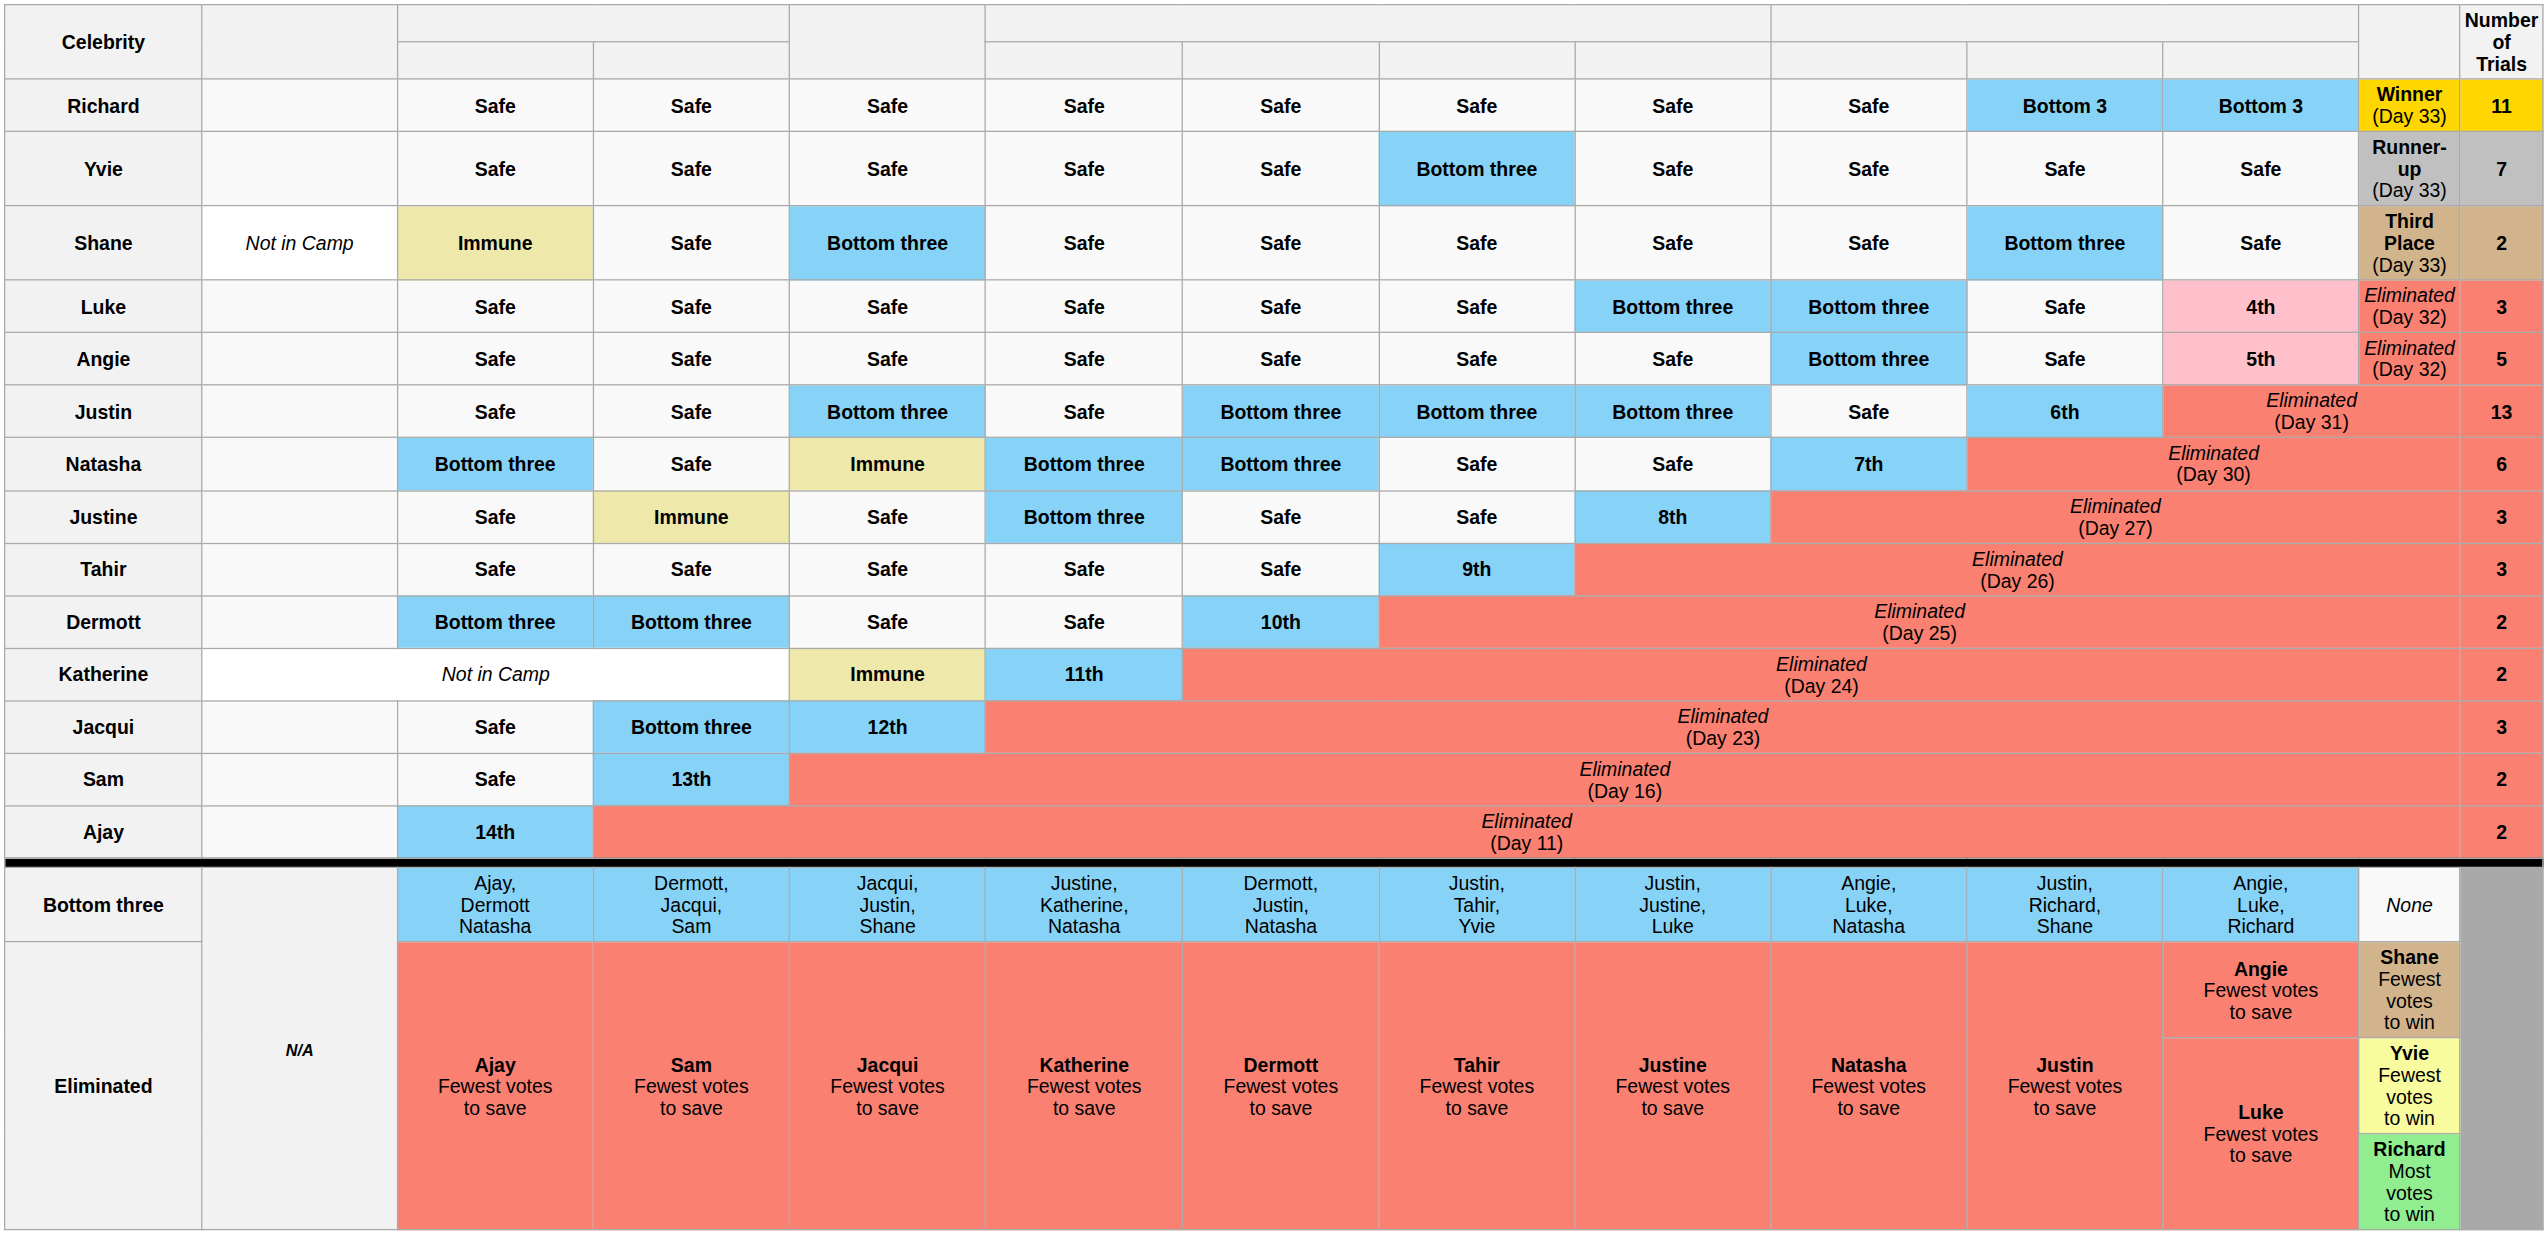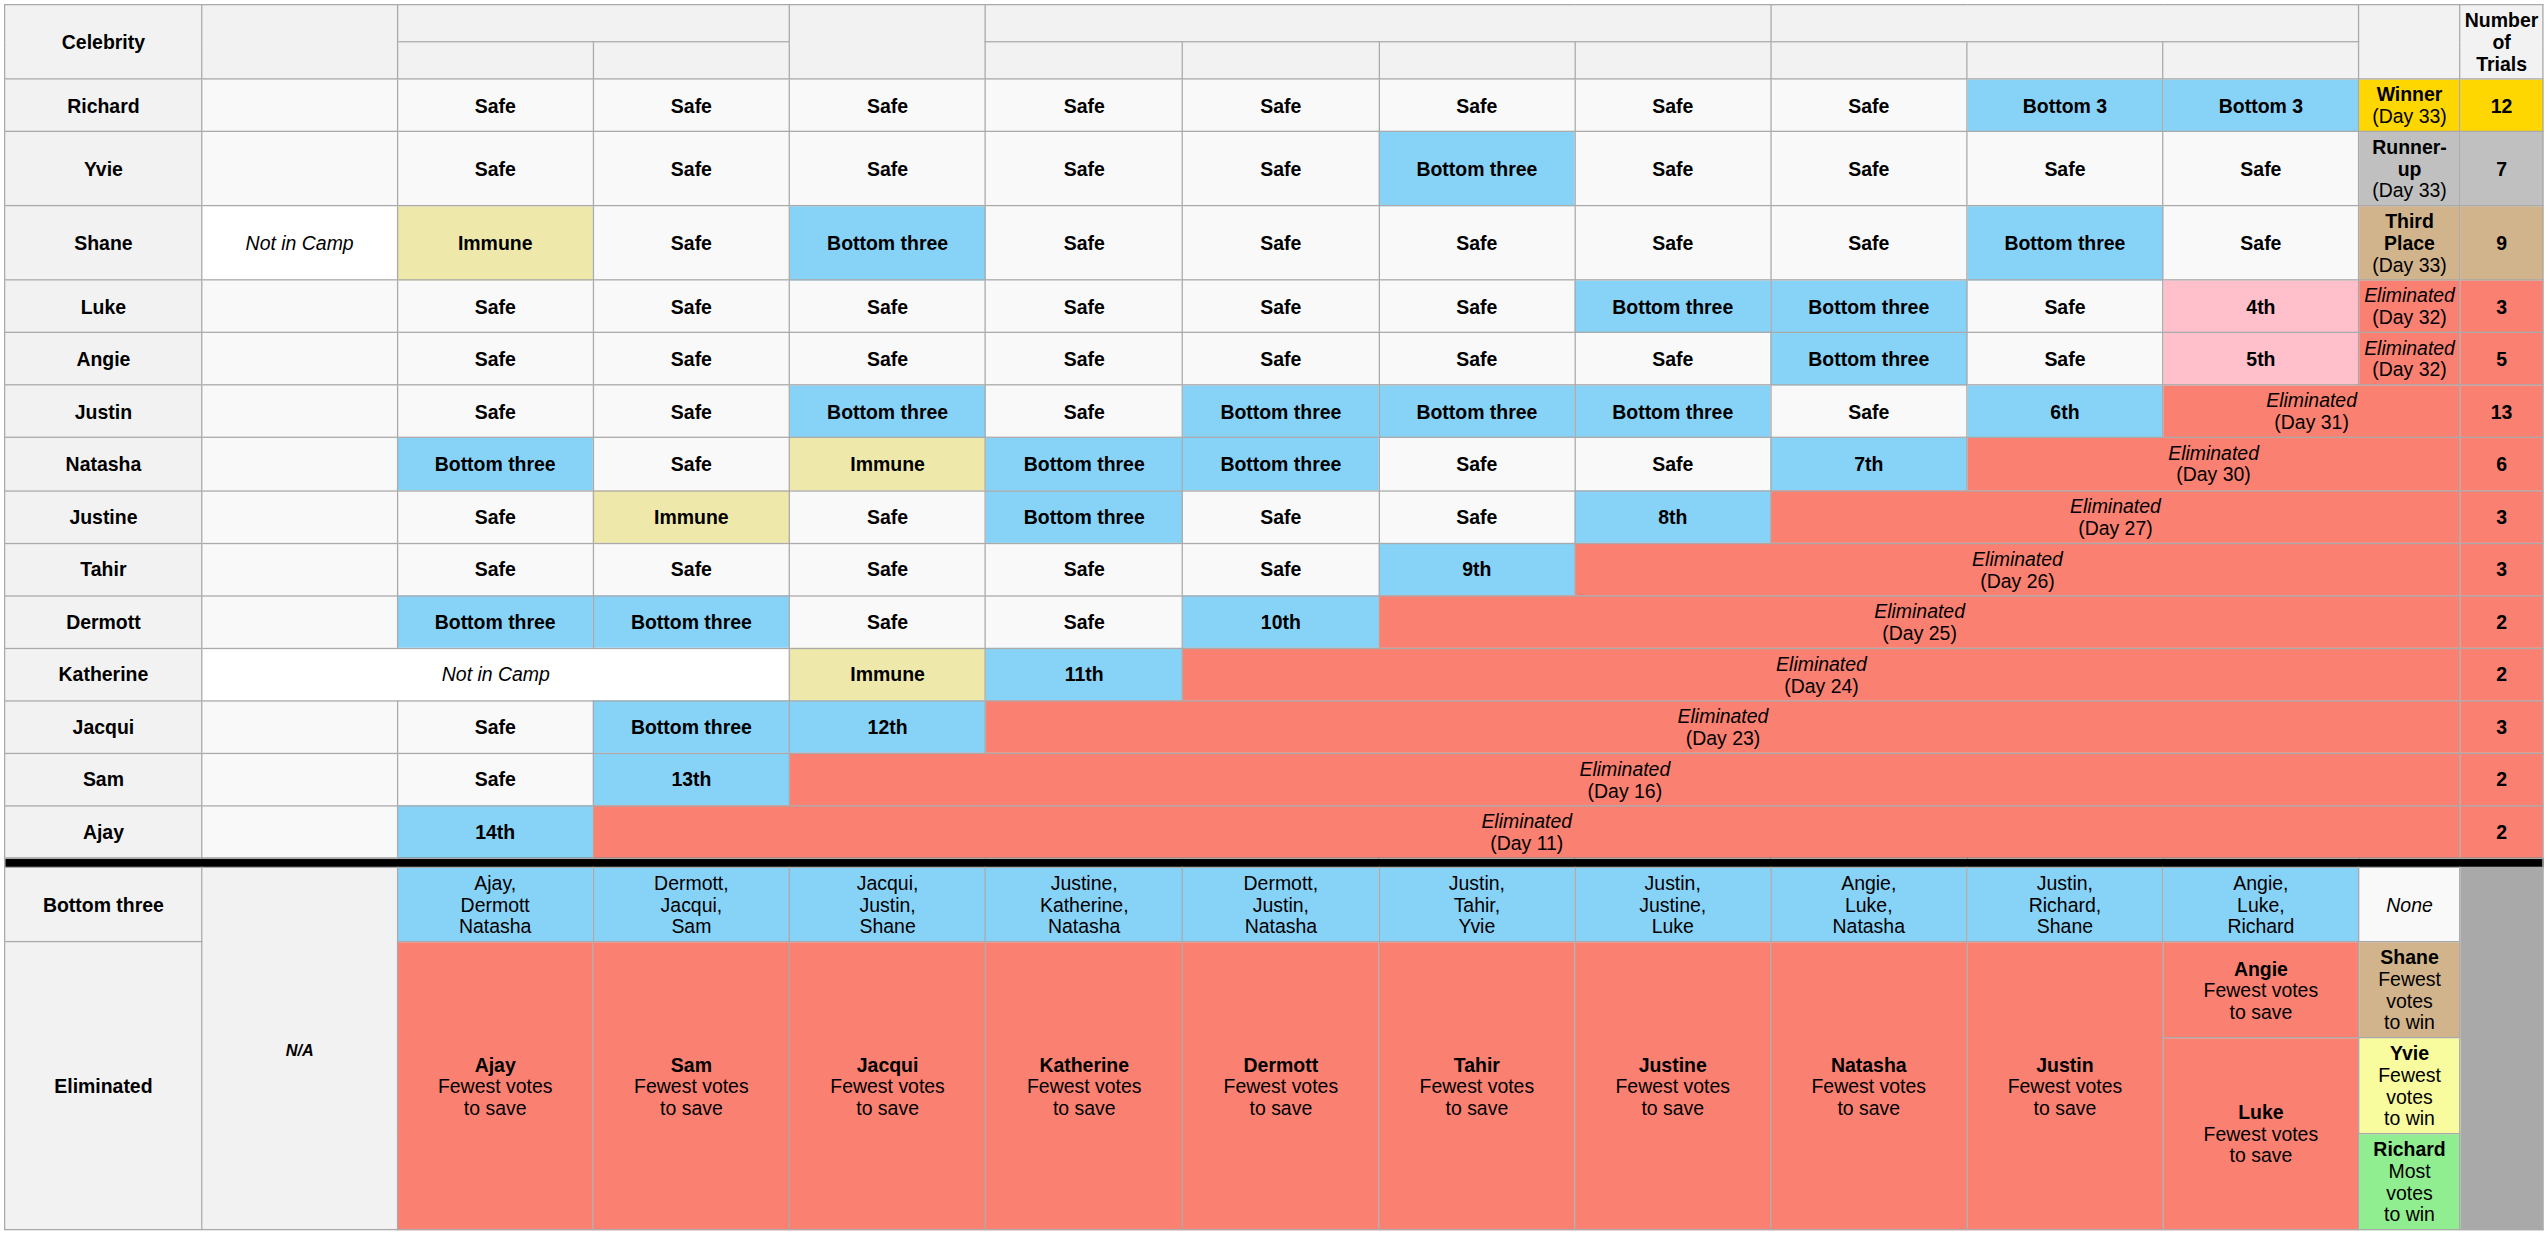(2502, 105) 11 -> (2502, 105) 12
(2502, 243) 2 -> (2502, 243) 9
